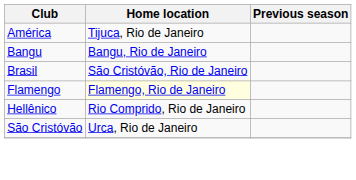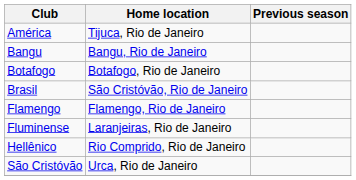+ row: (31, 71)
(157, 90) lightyellow background -> (157, 109) no background
+ row: (38, 128)
